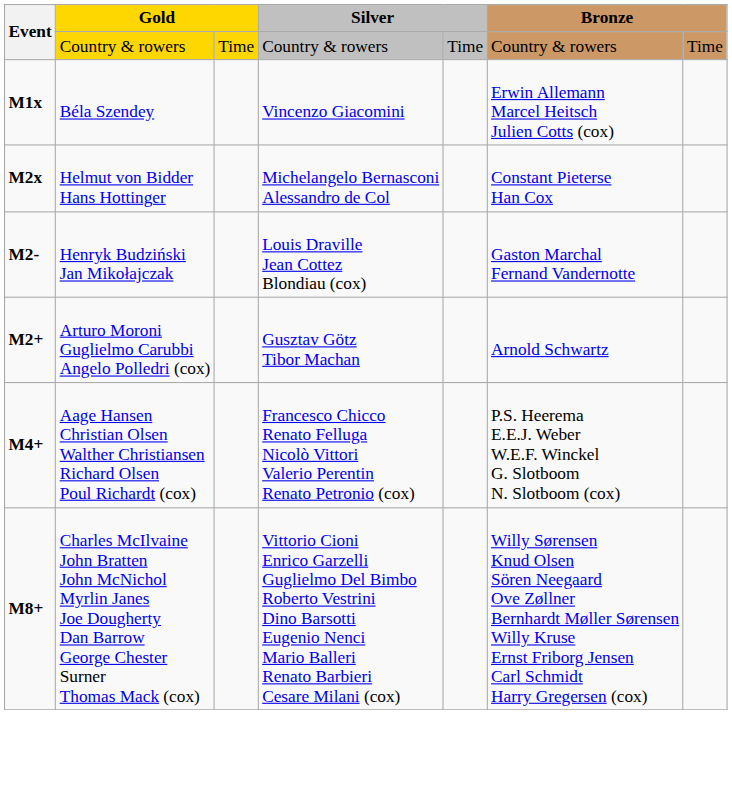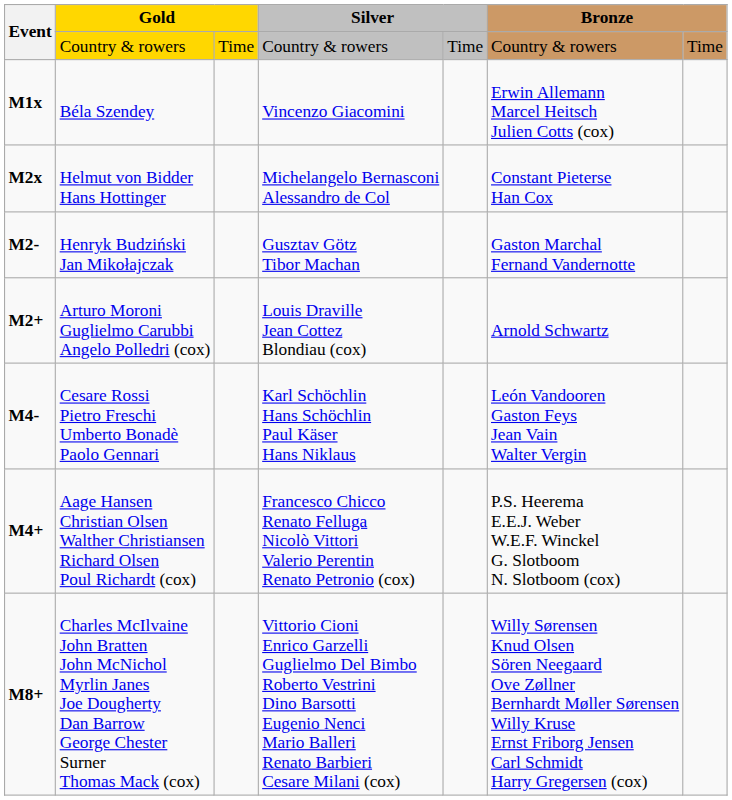(314, 263) Louis Draville Jean Cottez Blondiau (cox) -> (311, 254) Gusztav Götz Tibor Machan
(311, 349) Gusztav Götz Tibor Machan -> (314, 330) Louis Draville Jean Cottez Blondiau (cox)
+ row: (119, 425)
